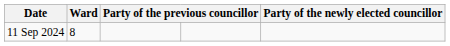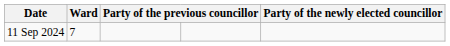(72, 31) 8 -> (72, 31) 7
